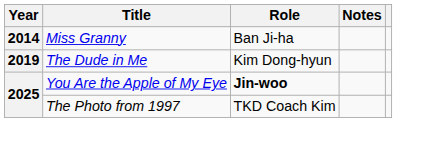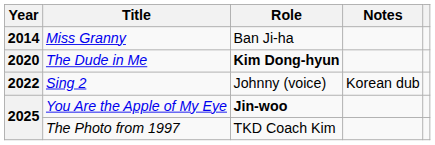(24, 60) 2019 -> (24, 60) 2020
(283, 60) normal -> (287, 60) bold
+ row: (66, 83)
